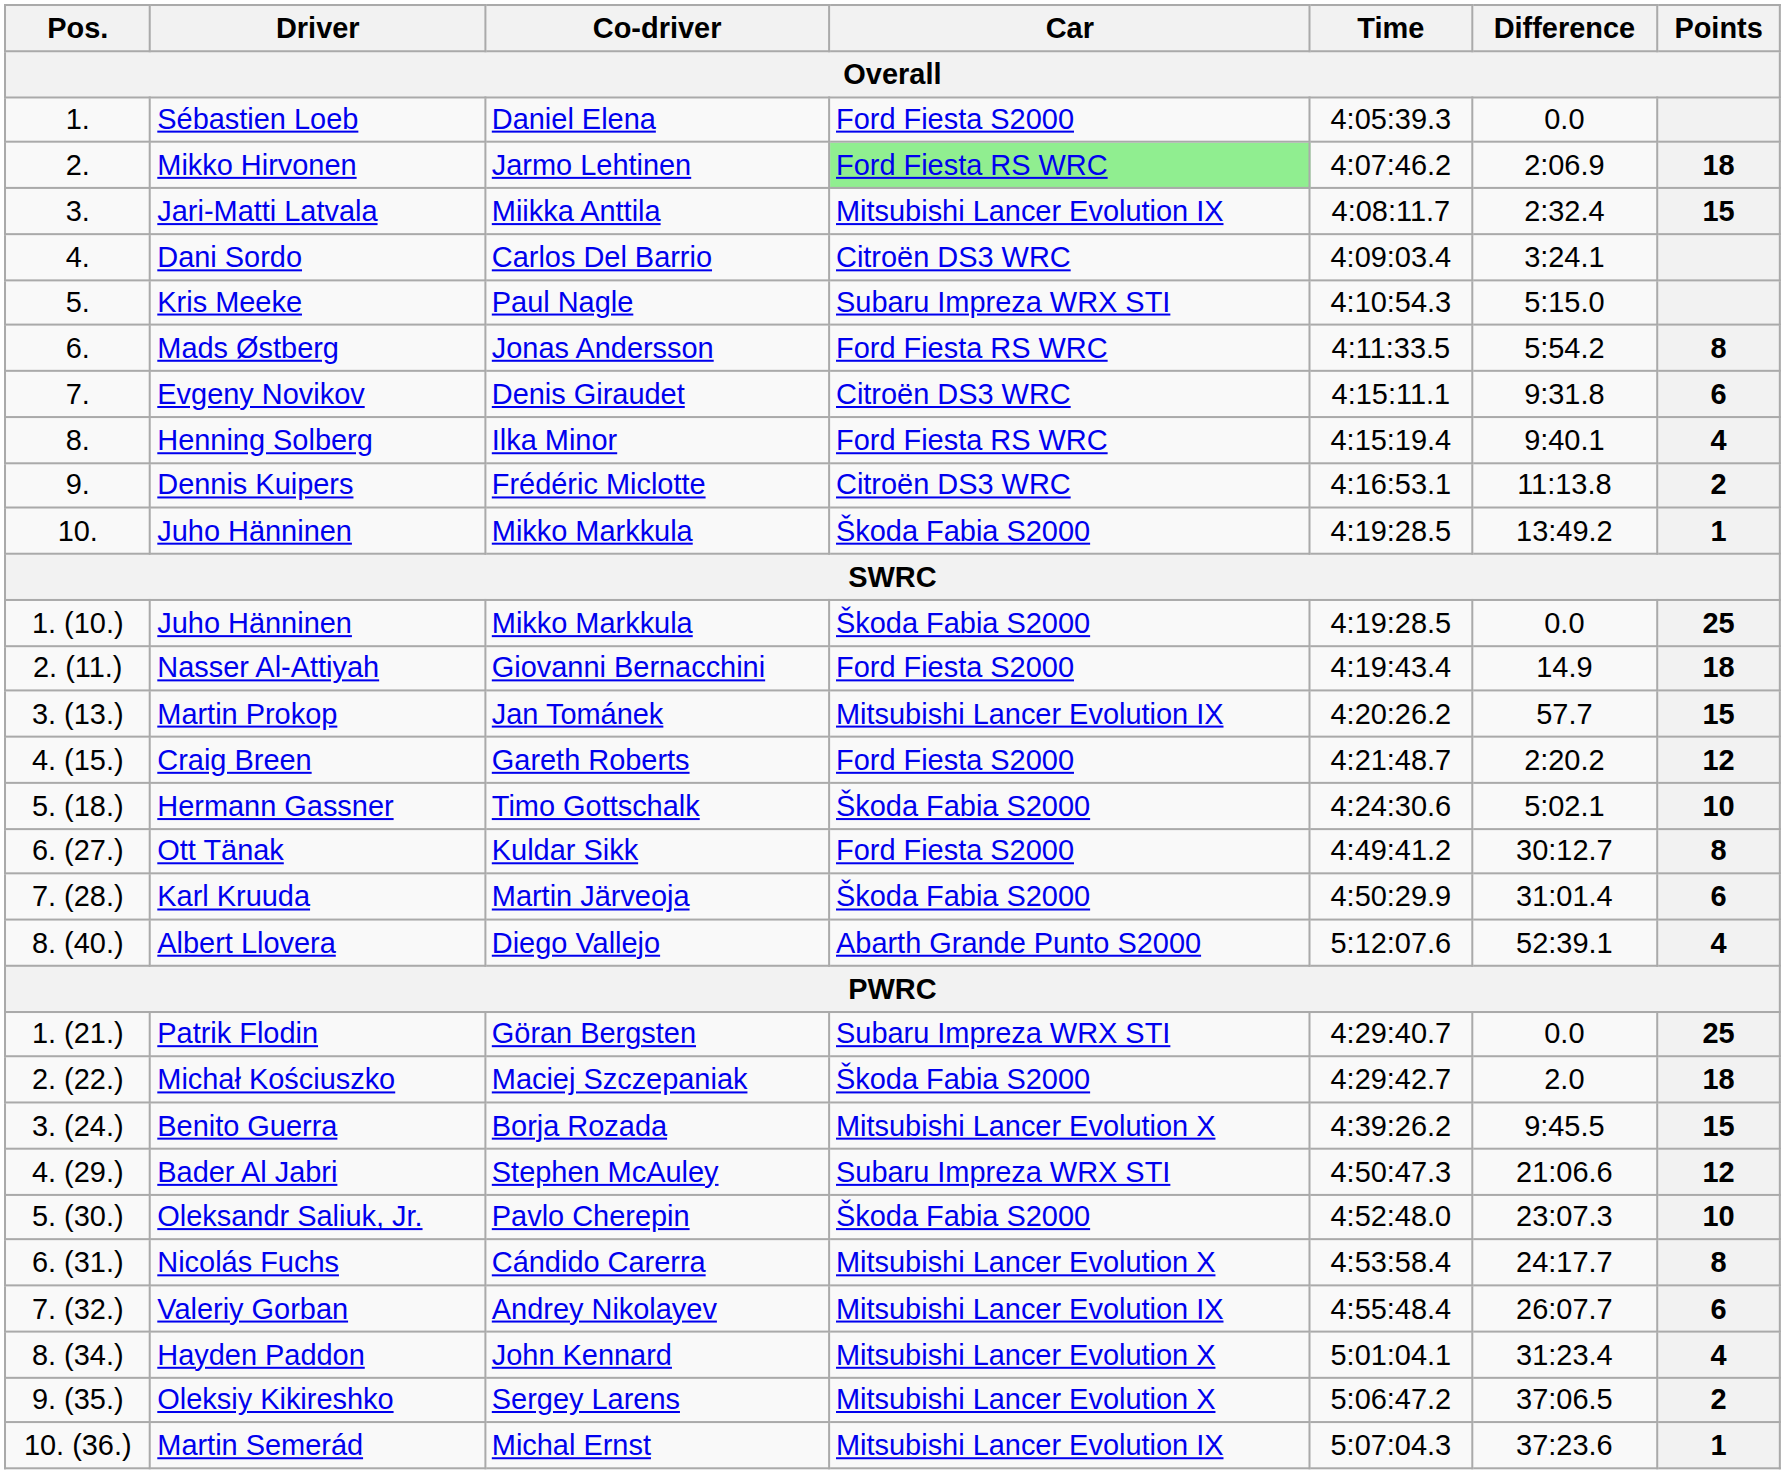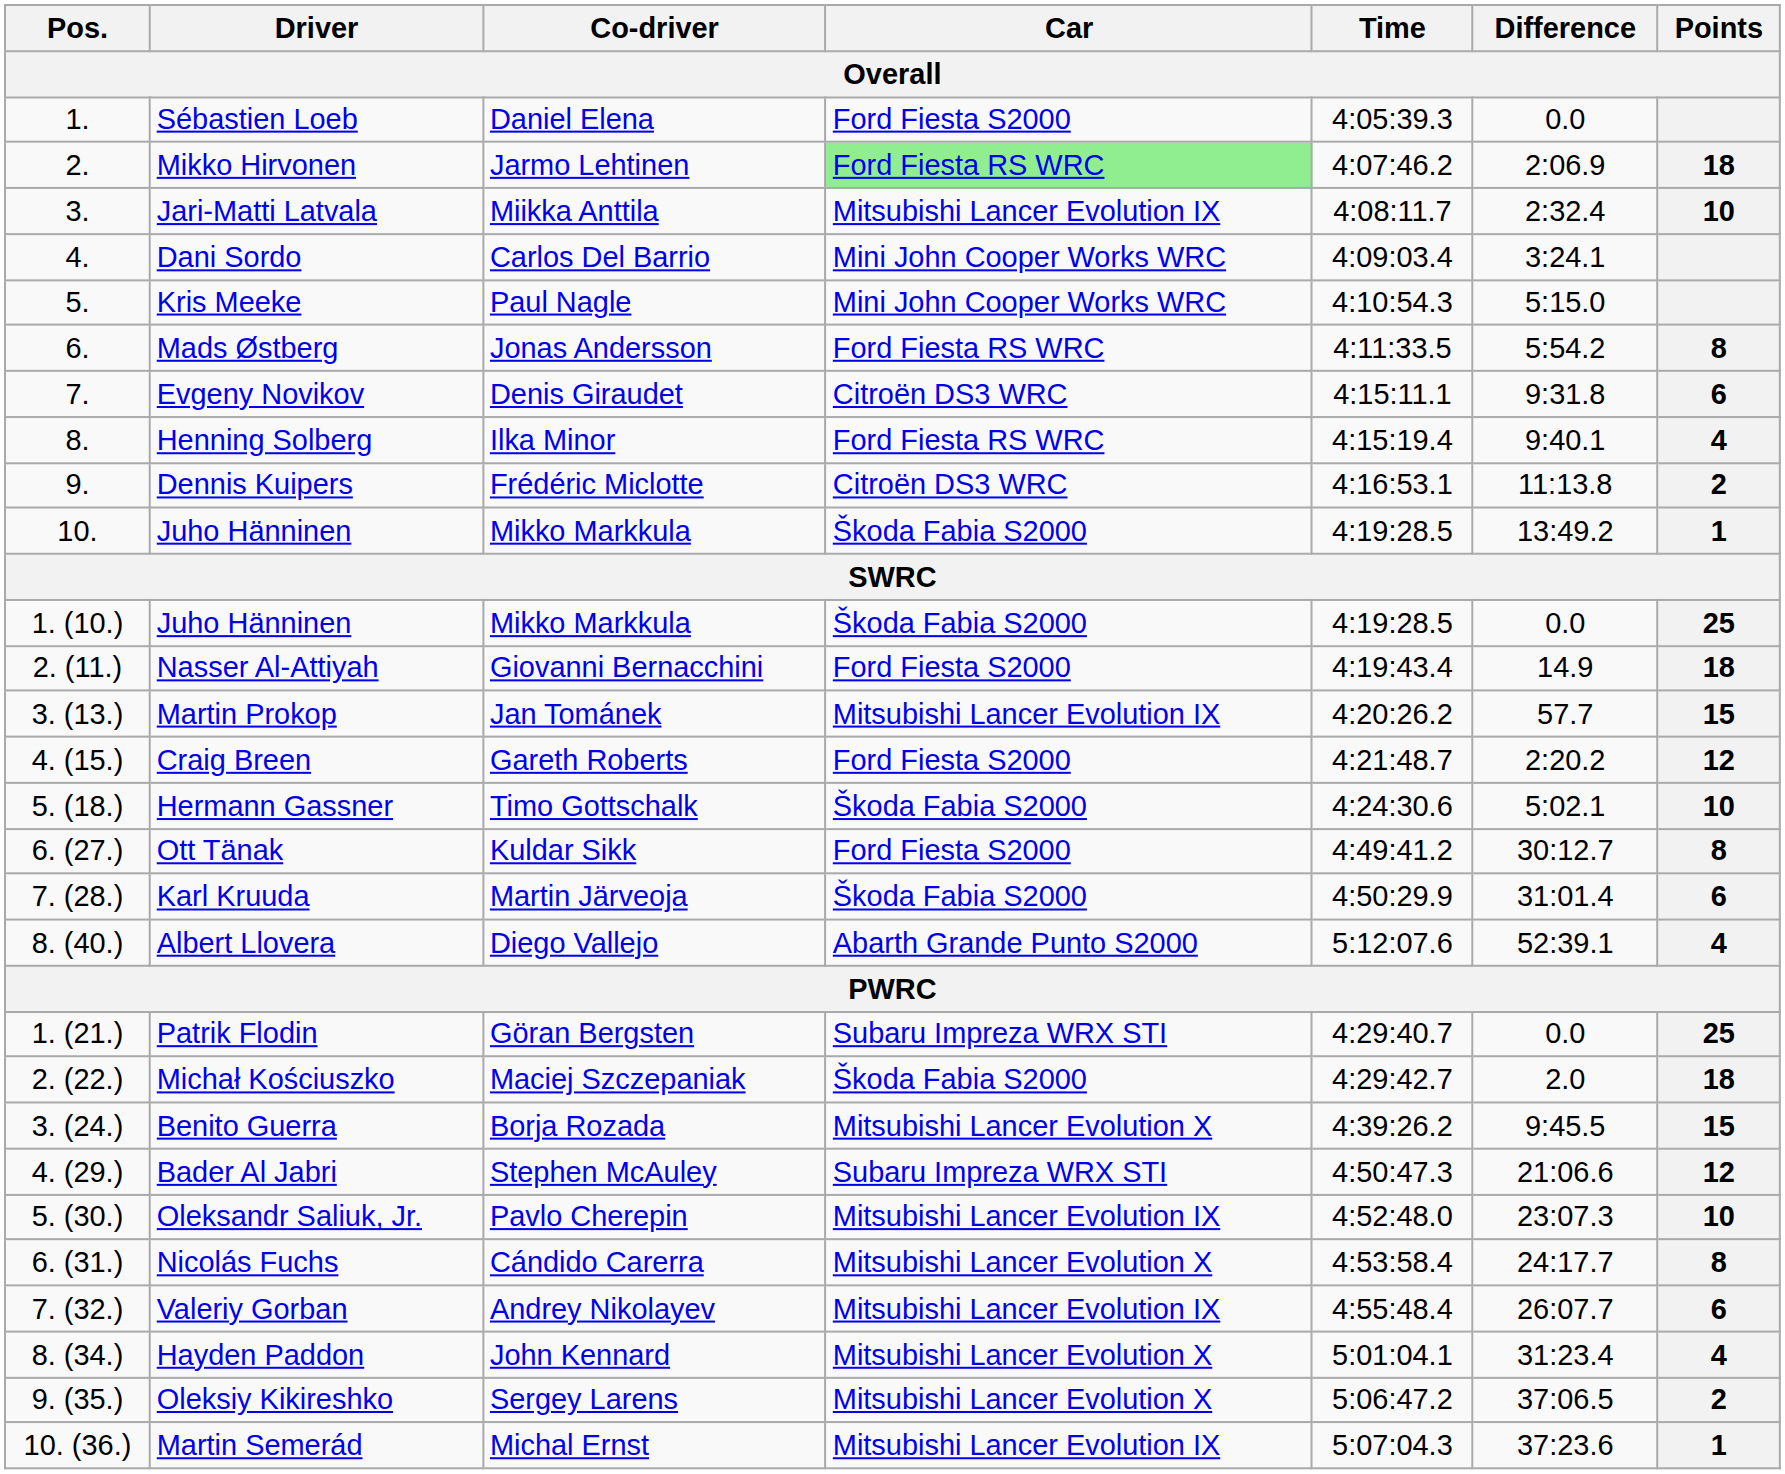(1719, 211) 15 -> (1719, 211) 10
(953, 257) Citroën DS3 WRC -> (1029, 257) Mini John Cooper Works WRC
(1003, 303) Subaru Impreza WRX STI -> (1029, 303) Mini John Cooper Works WRC
(963, 1217) Škoda Fabia S2000 -> (1027, 1217) Mitsubishi Lancer Evolution IX
